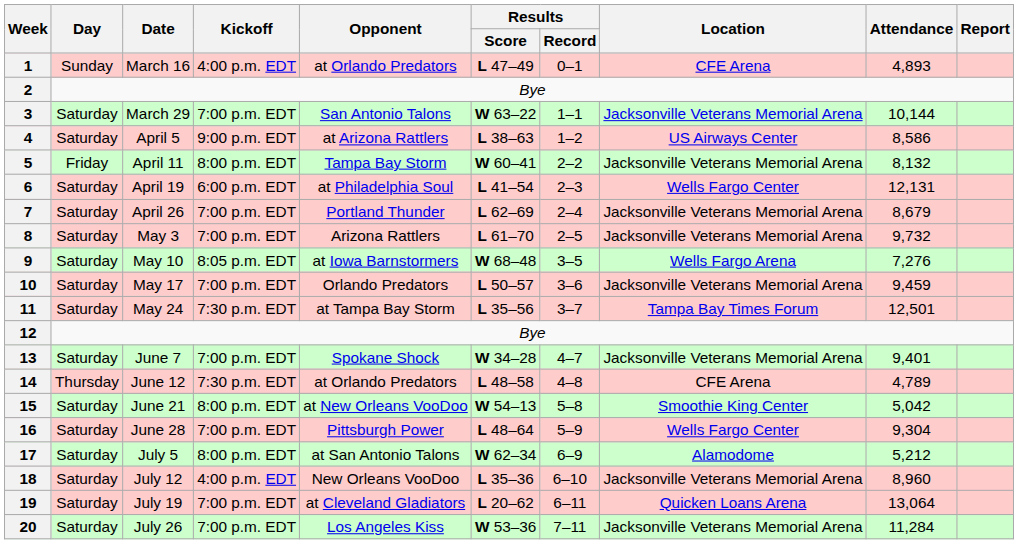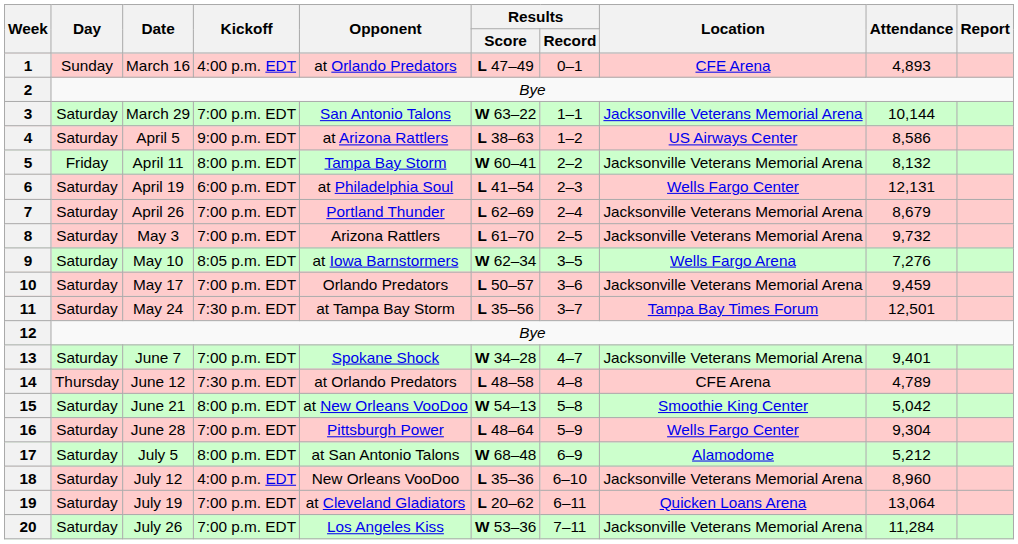(506, 260) W 68–48 -> (506, 260) W 62–34
(506, 454) W 62–34 -> (506, 454) W 68–48
